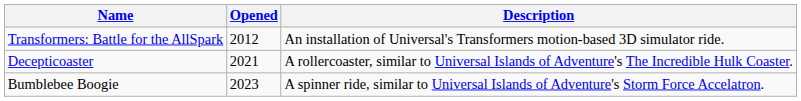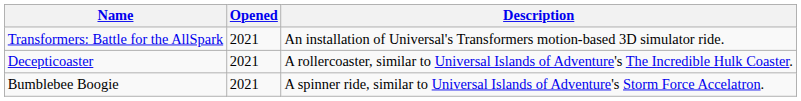(244, 38) 2012 -> (244, 38) 2021
(244, 84) 2023 -> (244, 84) 2021
